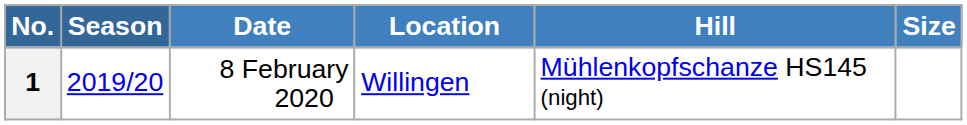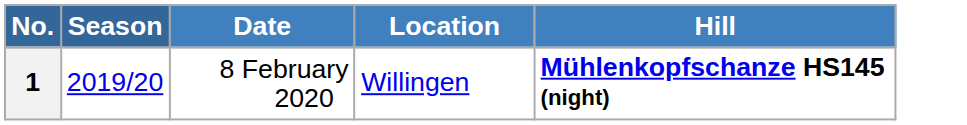- column: (929, 26)
(704, 81) normal -> (713, 82) bold
